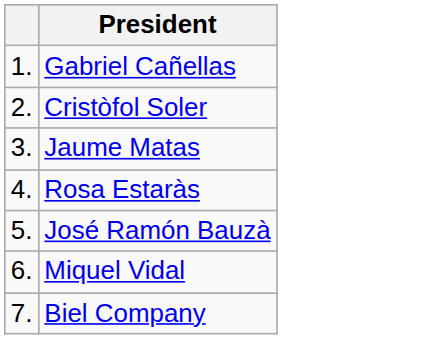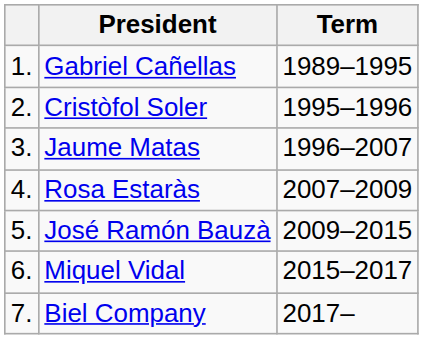+ column: (347, 25)
